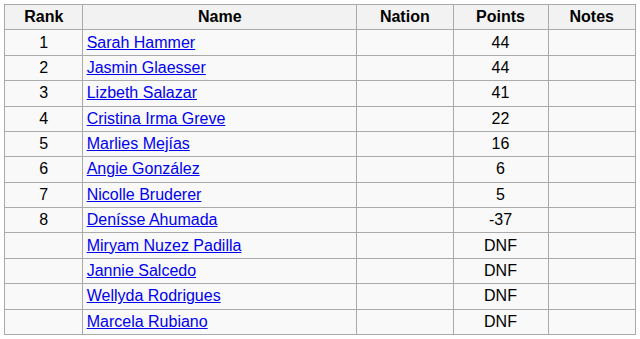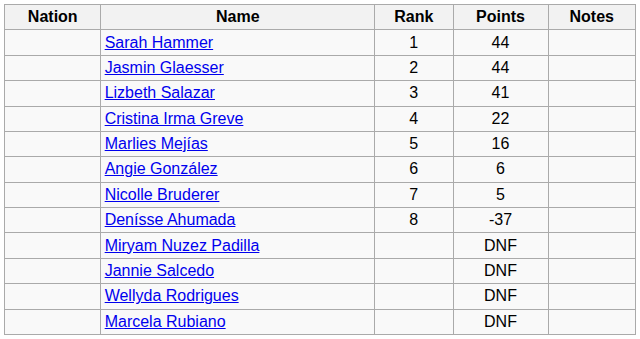columns swapped: (44, 17) <-> (405, 17)
